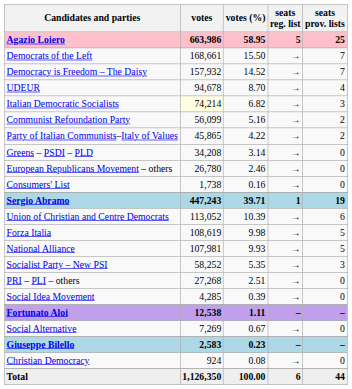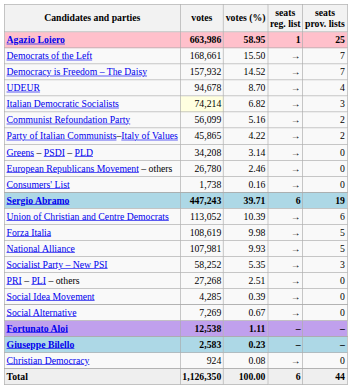(298, 40) 5 -> (298, 40) 1
(298, 200) 1 -> (298, 200) 6
rows swapped: (37, 312) <-> (42, 328)
